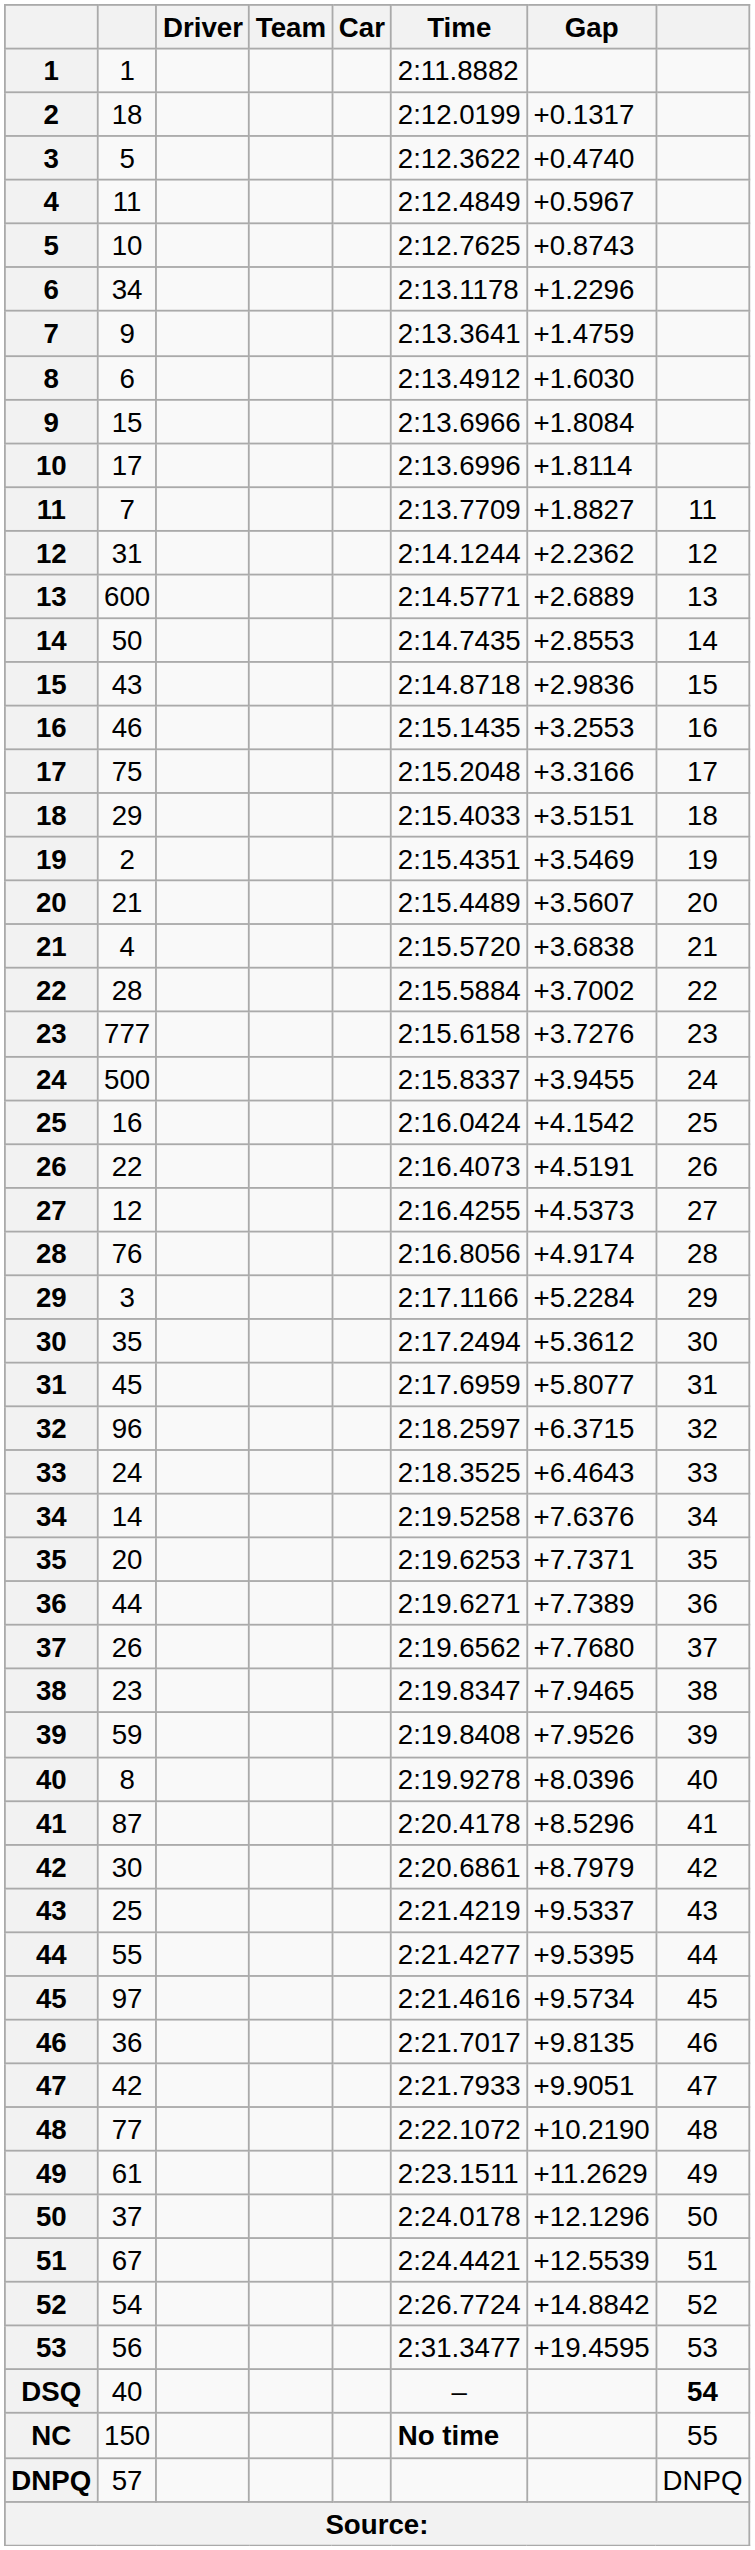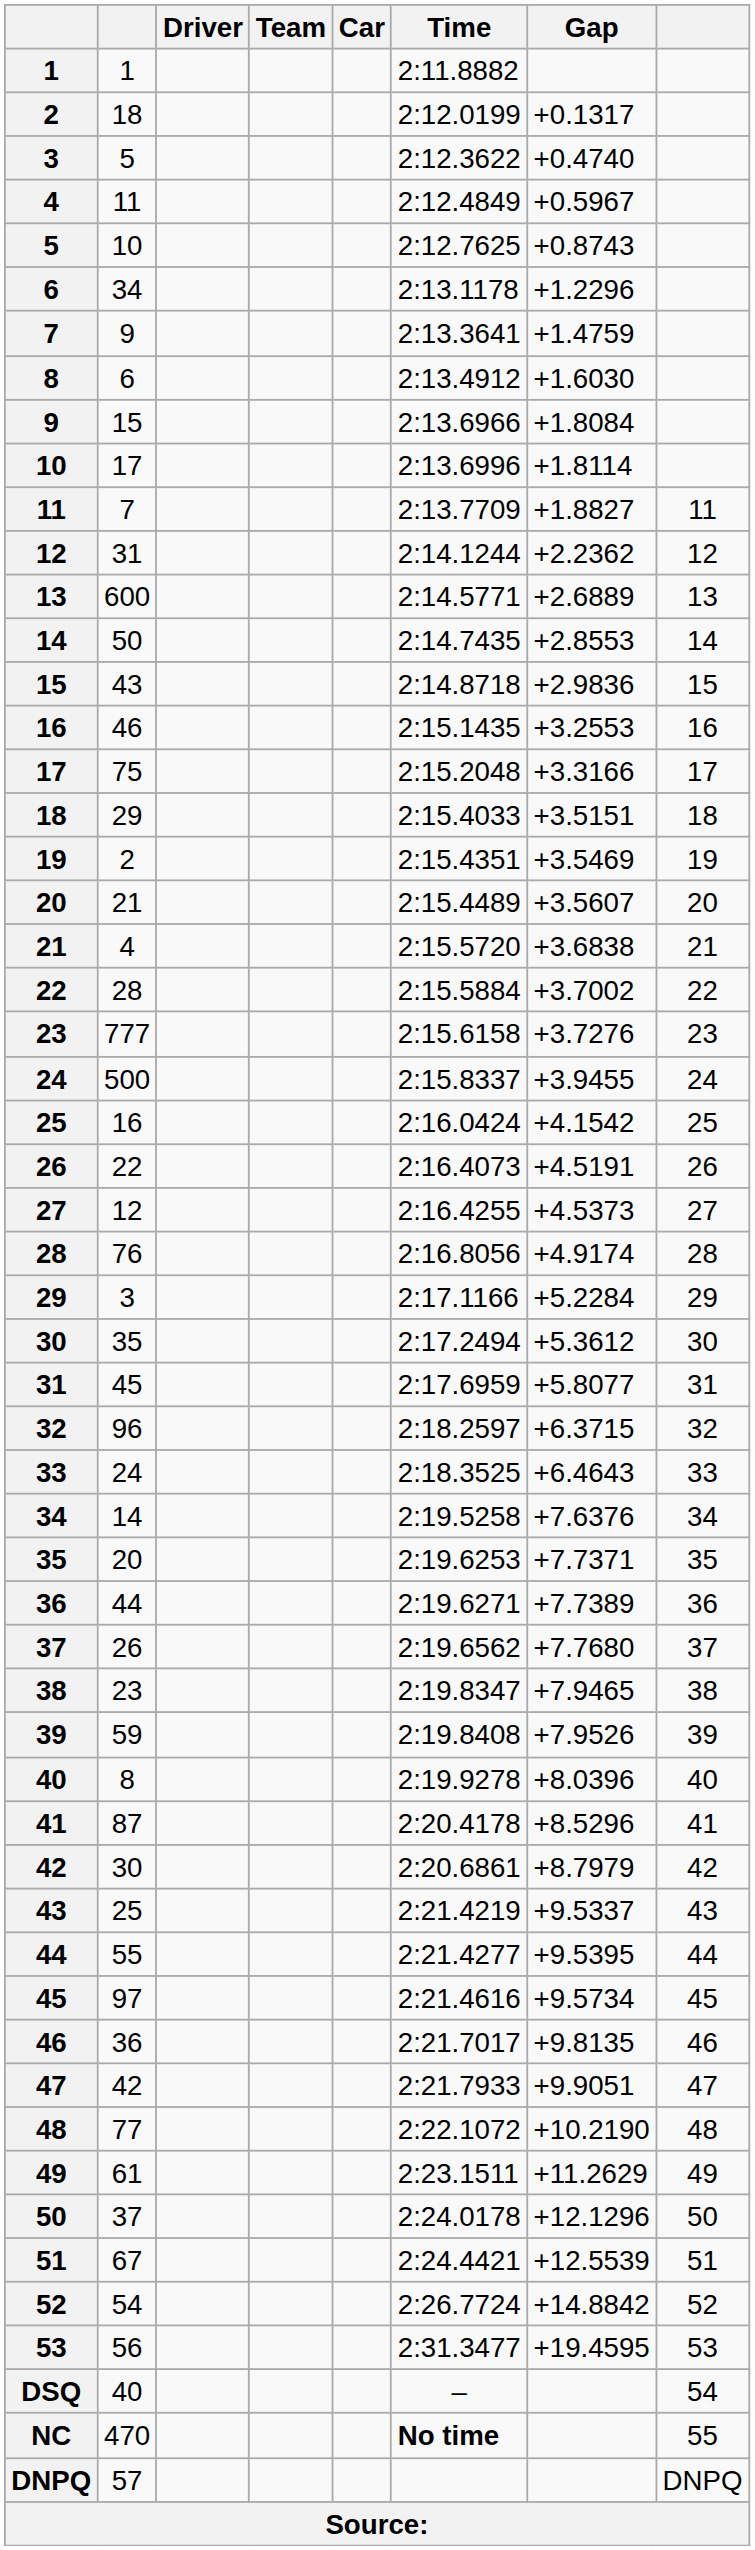(702, 2392) bold -> (702, 2392) normal
(127, 2436) 150 -> (127, 2436) 470
